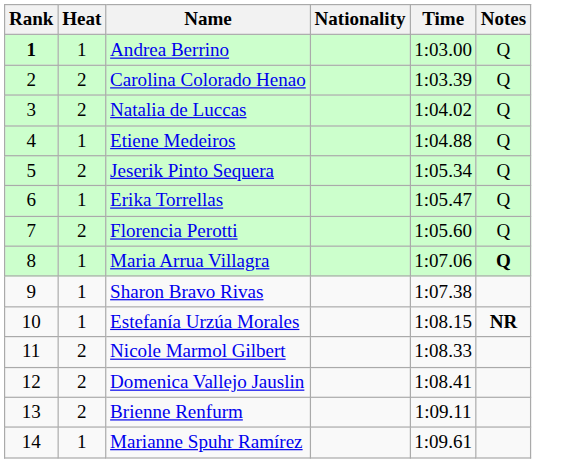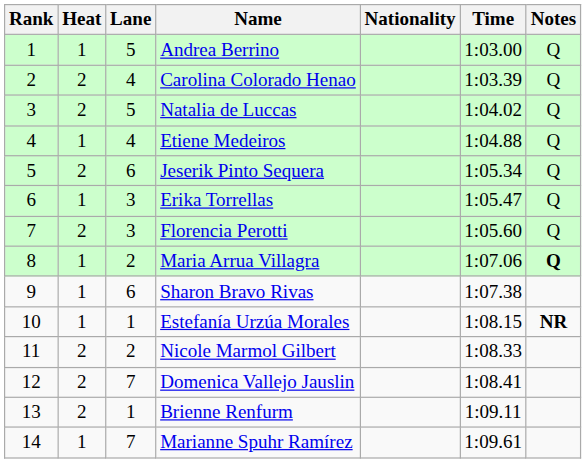+ column: (131, 19)
(31, 49) bold -> (31, 49) normal
